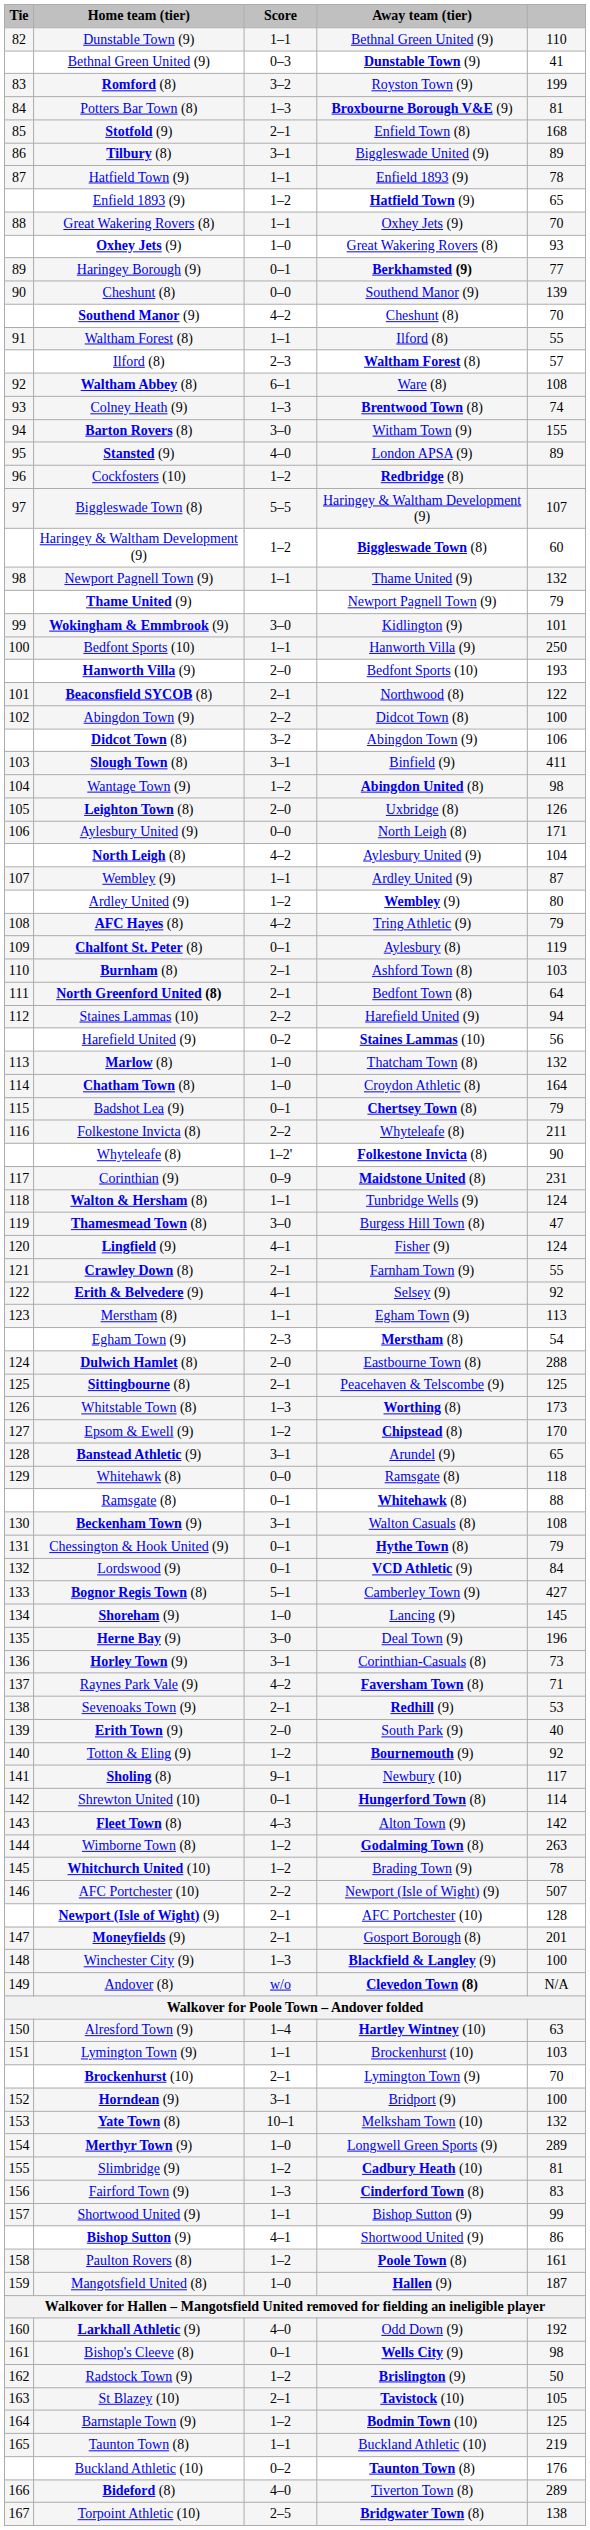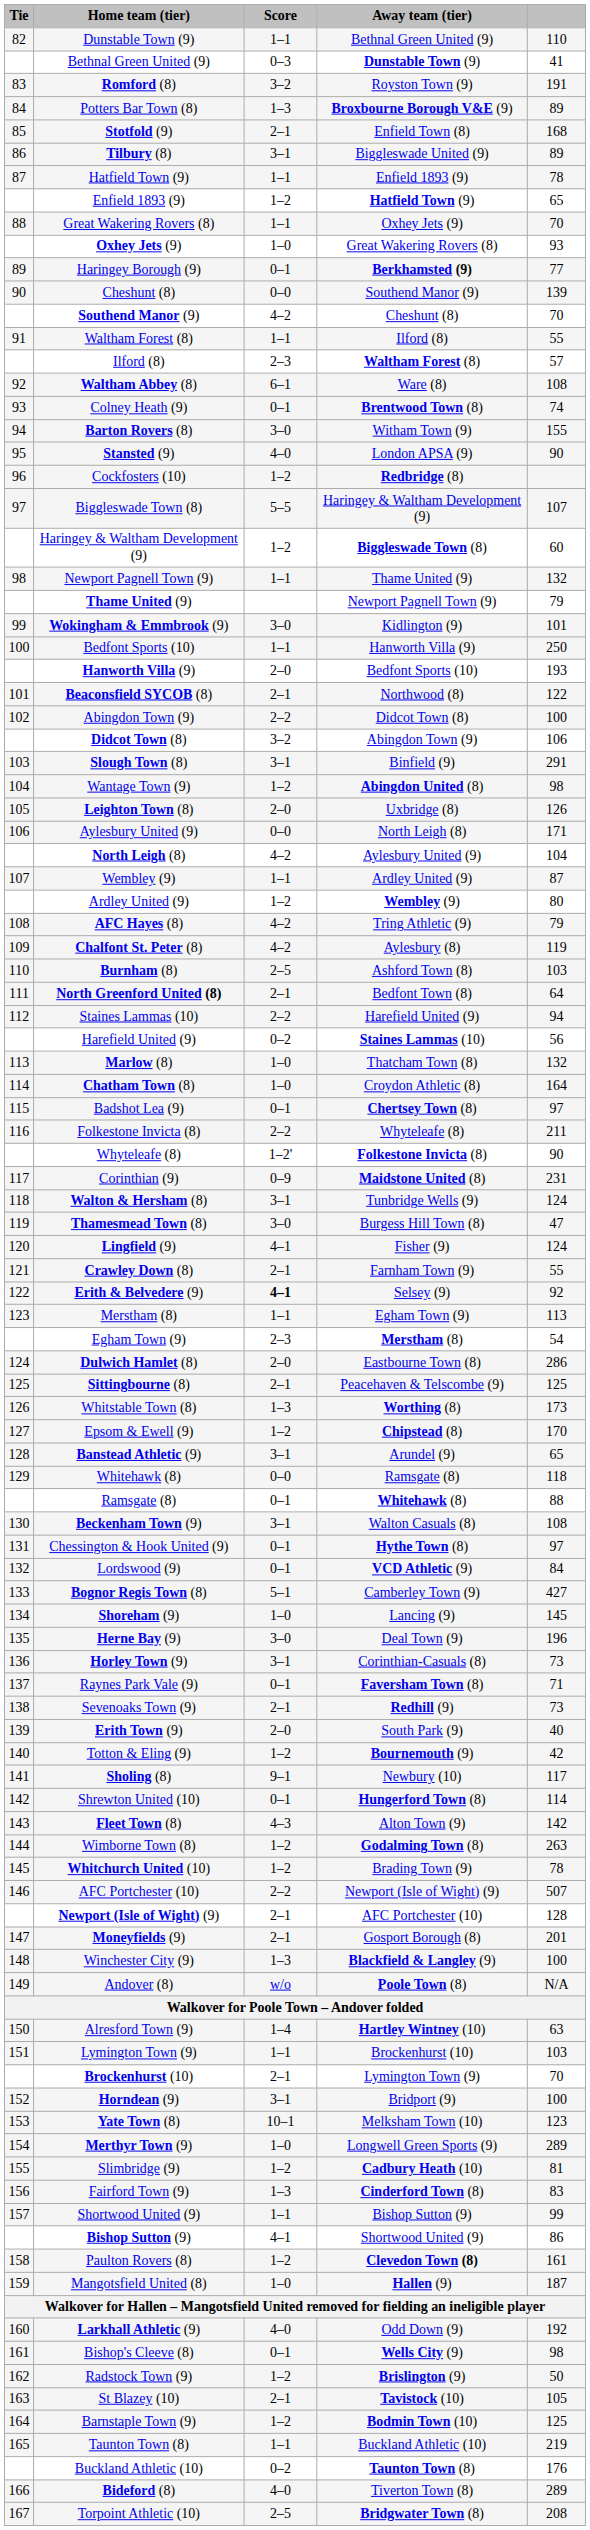(556, 85) 199 -> (556, 85) 191
(556, 108) 81 -> (556, 108) 89
(280, 408) 1–3 -> (280, 408) 0–1
(556, 454) 89 -> (556, 454) 90
(556, 763) 411 -> (556, 763) 291
(280, 947) 0–1 -> (280, 947) 4–2
(280, 970) 2–1 -> (280, 970) 2–5
(556, 1109) 79 -> (556, 1109) 97
(280, 1201) 1–1 -> (280, 1201) 3–1
(280, 1293) normal -> (280, 1293) bold
(556, 1362) 288 -> (556, 1362) 286
(556, 1546) 79 -> (556, 1546) 97
(280, 1685) 4–2 -> (280, 1685) 0–1
(556, 1708) 53 -> (556, 1708) 73
(556, 1754) 92 -> (556, 1754) 42
(422, 1984) Clevedon Town (8) -> (422, 1984) Poole Town (8)
(556, 2122) 132 -> (556, 2122) 123
(422, 2260) Poole Town (8) -> (422, 2260) Clevedon Town (8)
(556, 2514) 138 -> (556, 2514) 208
